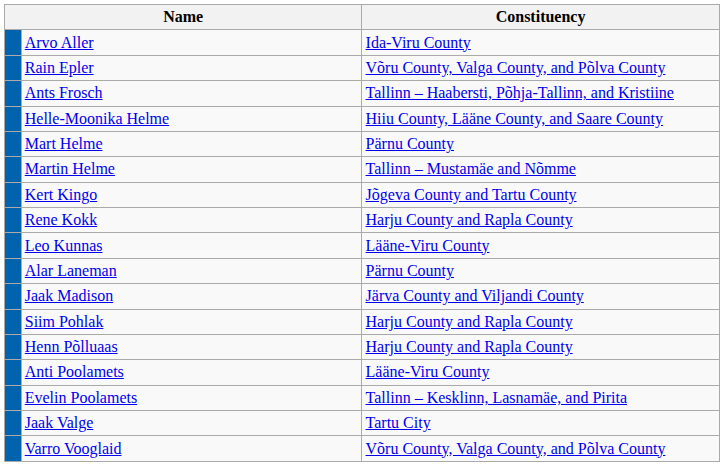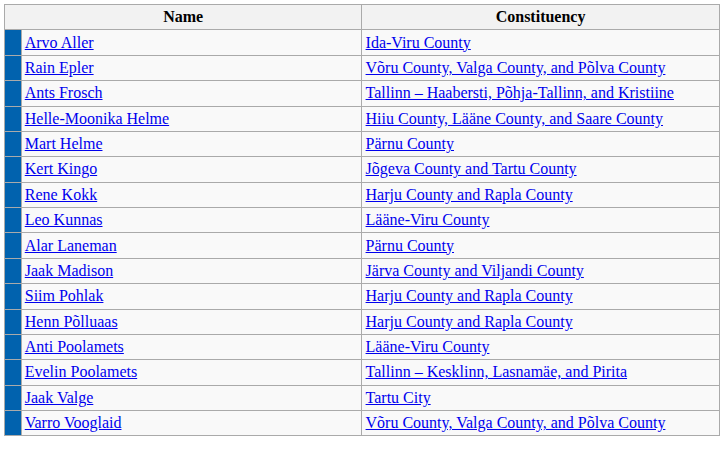- row: (70, 169)
